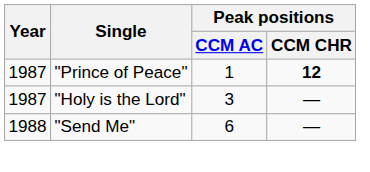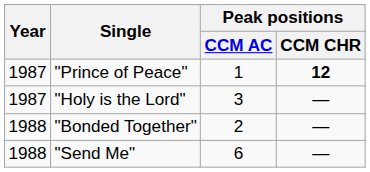+ row: (126, 126)
